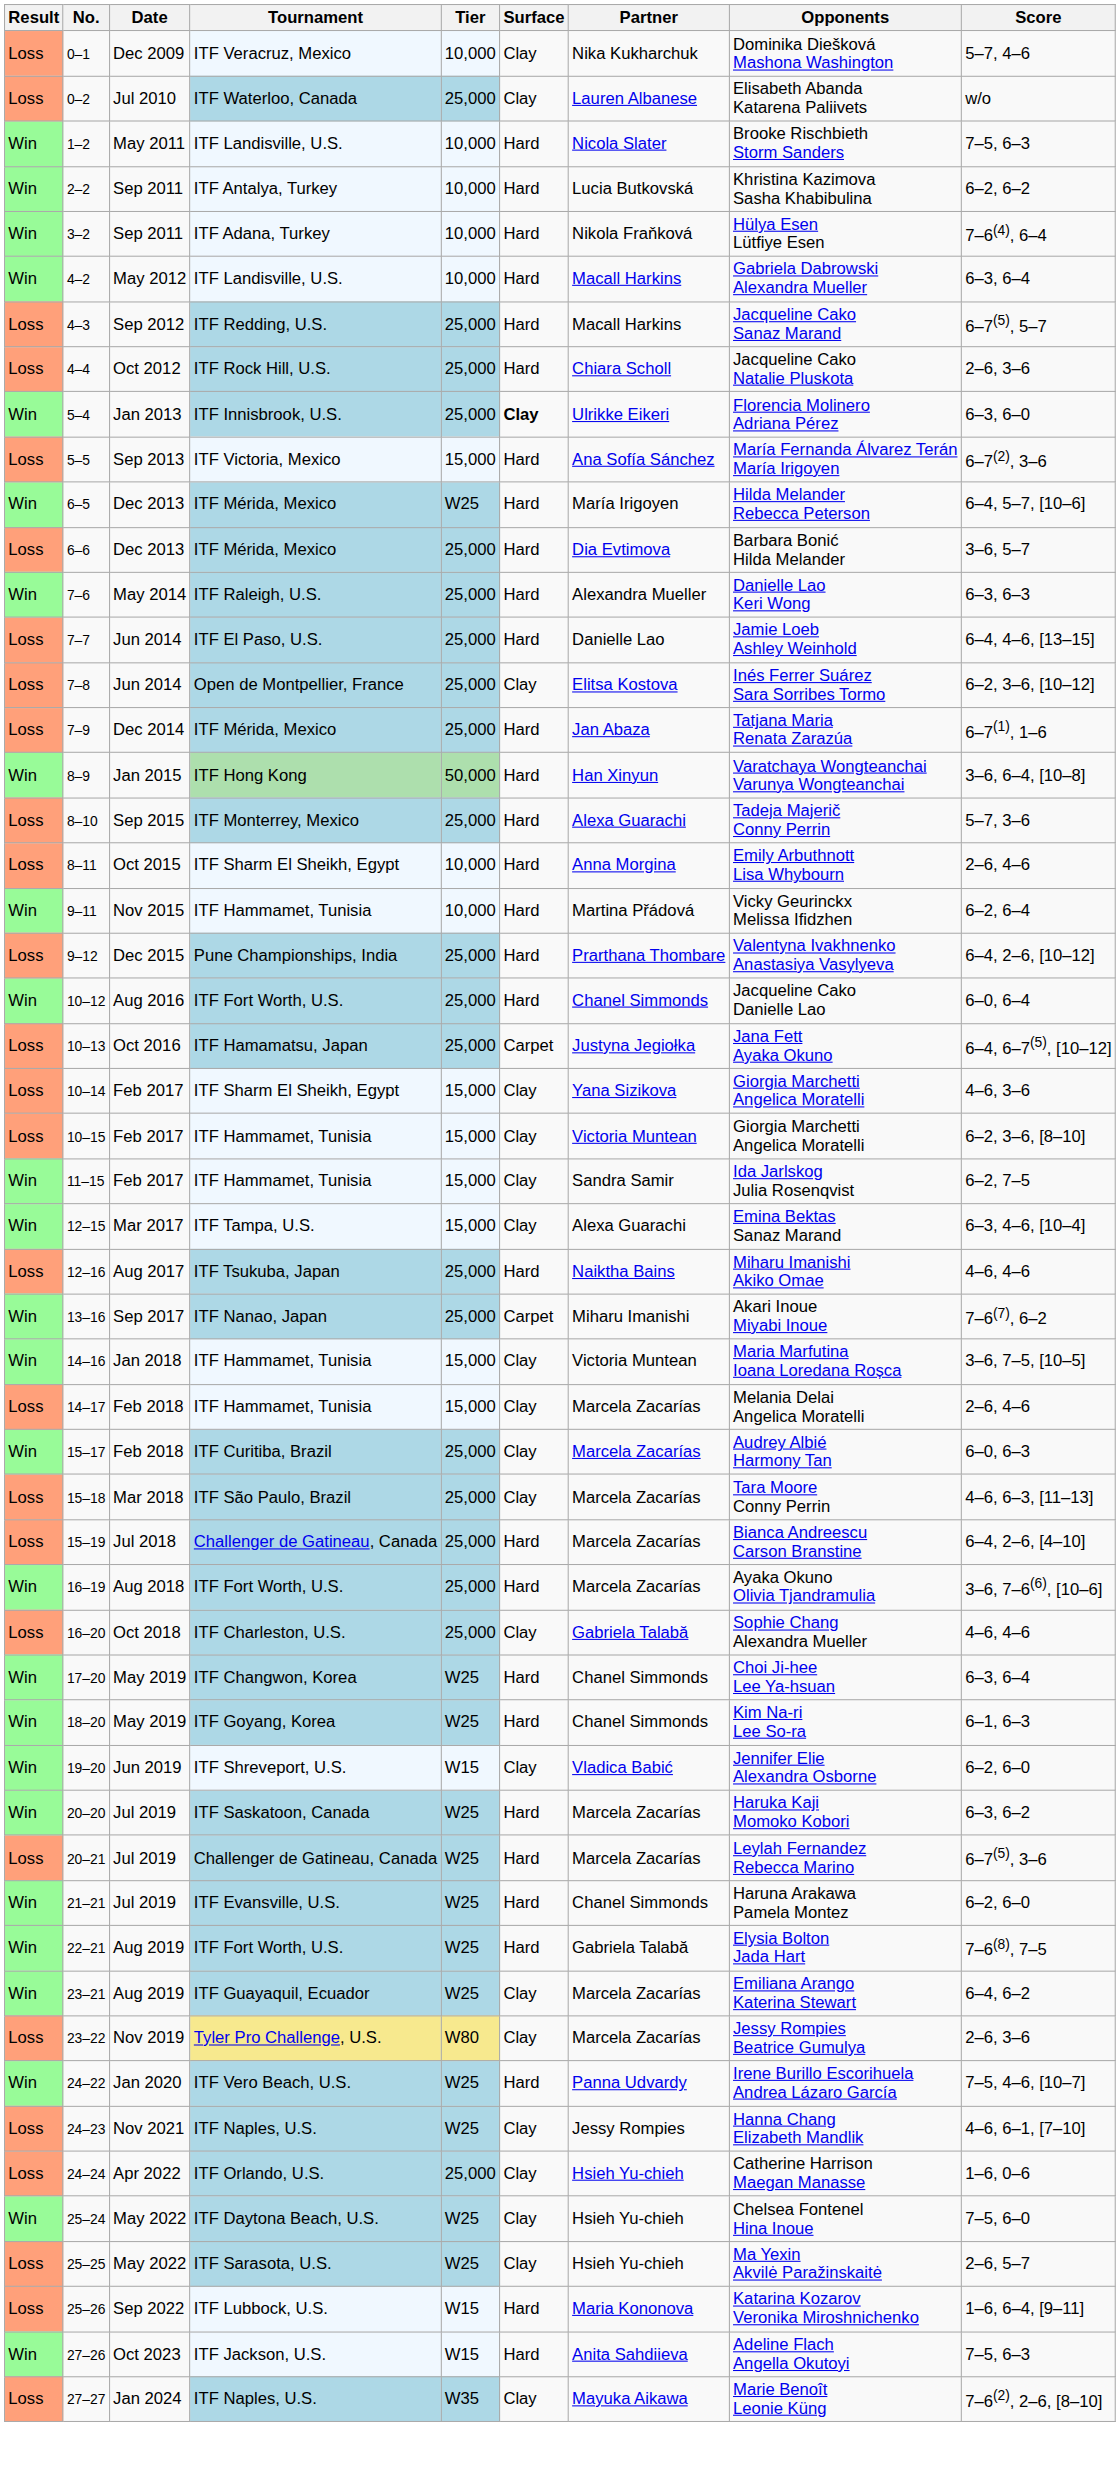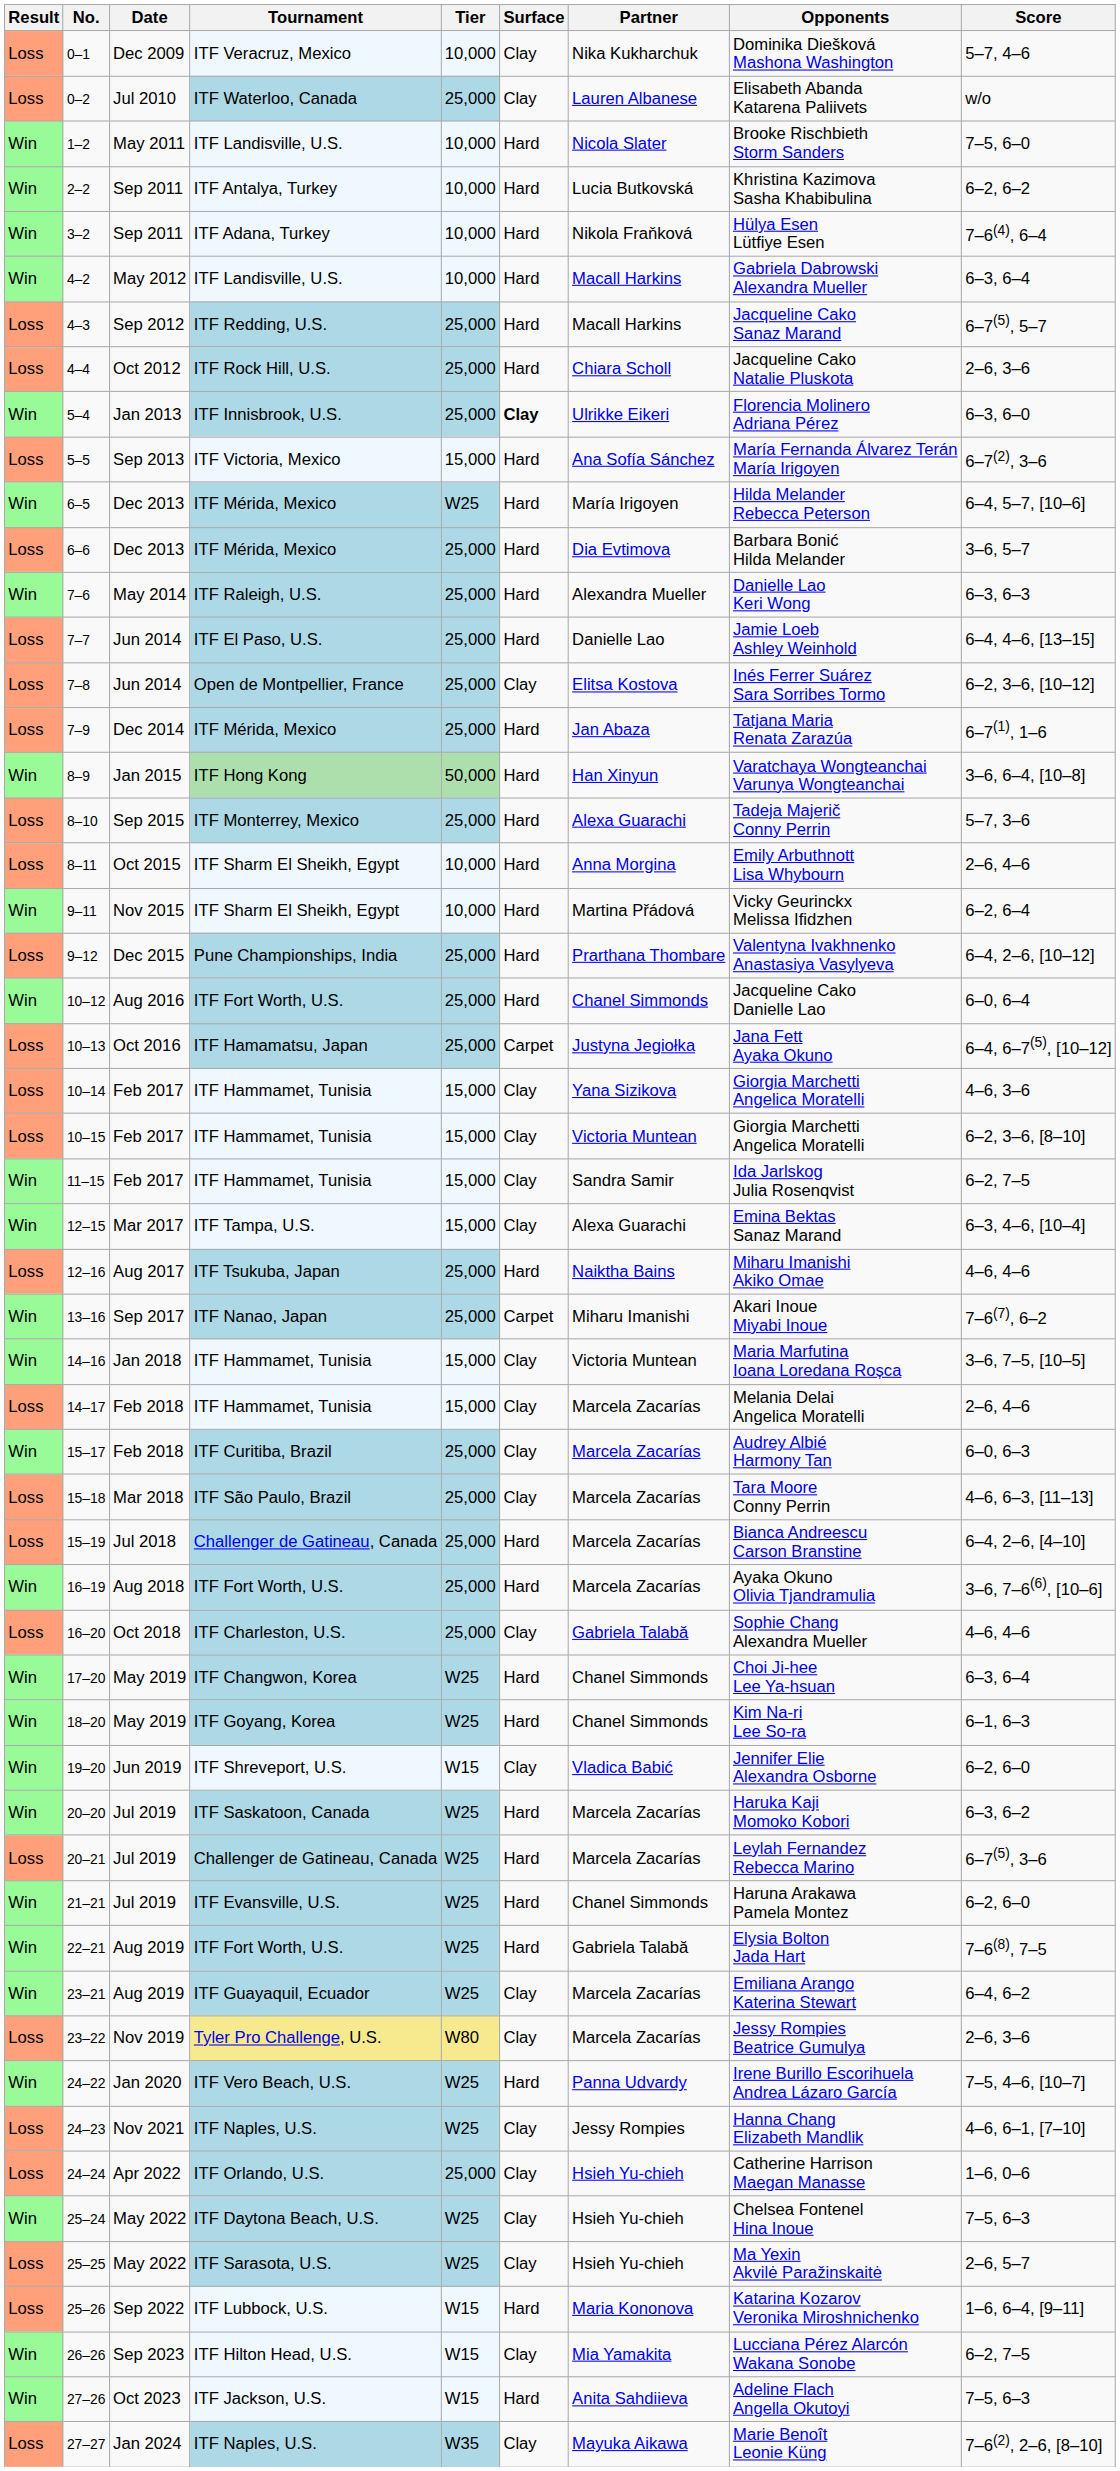(998, 143) 7–5, 6–3 -> (998, 143) 7–5, 6–0
(283, 910) ITF Hammamet, Tunisia -> (296, 910) ITF Sharm El Sheikh, Egypt
(296, 1090) ITF Sharm El Sheikh, Egypt -> (283, 1090) ITF Hammamet, Tunisia
(998, 2218) 7–5, 6–0 -> (998, 2218) 7–5, 6–3
+ row: (86, 2355)
